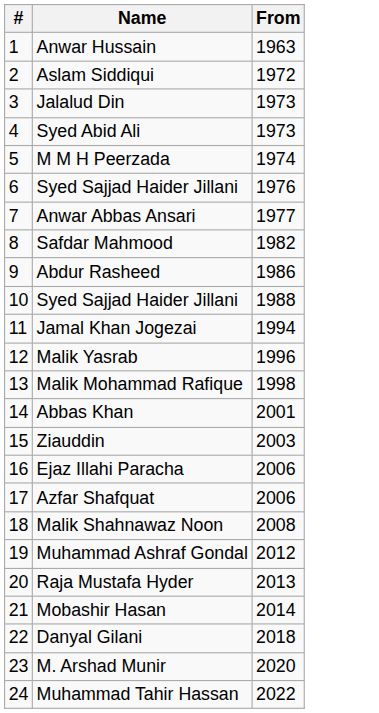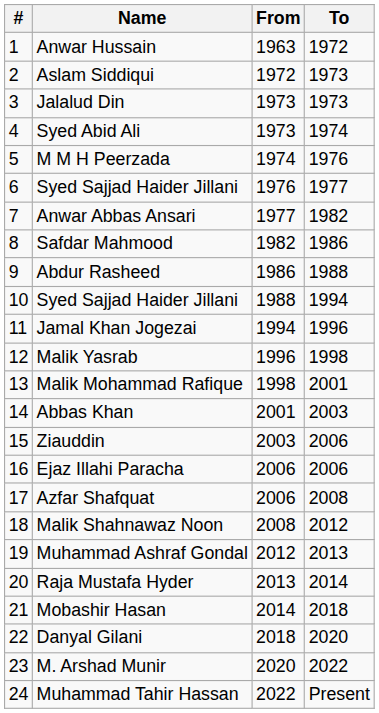+ column: (339, 18)
